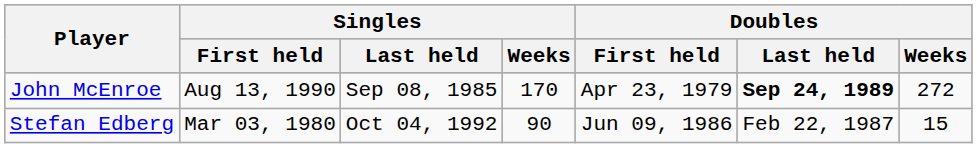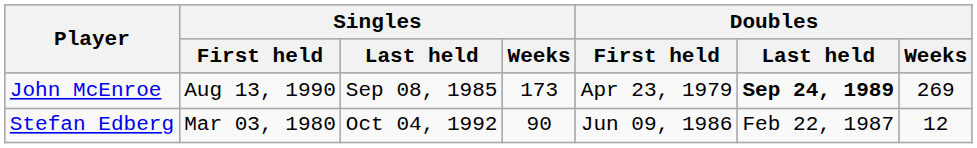(539, 91) 170 -> (539, 91) 173
(936, 91) 272 -> (936, 91) 269
(936, 125) 15 -> (936, 125) 12
